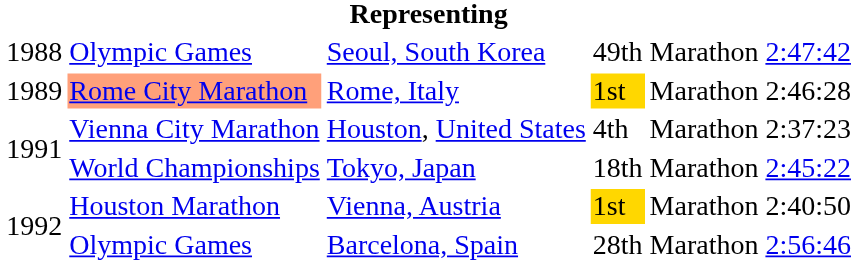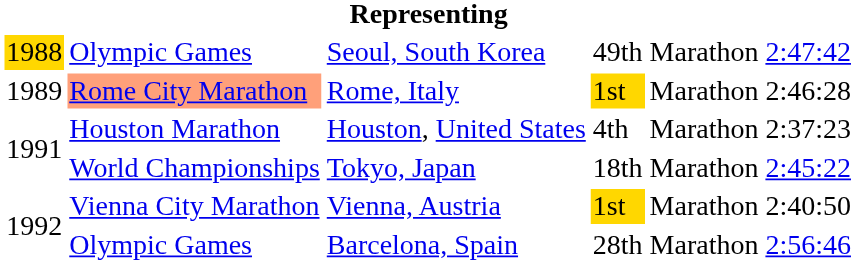(34, 52) no background -> (34, 52) gold background
(194, 129) Vienna City Marathon -> (175, 129) Houston Marathon
(175, 206) Houston Marathon -> (194, 206) Vienna City Marathon
